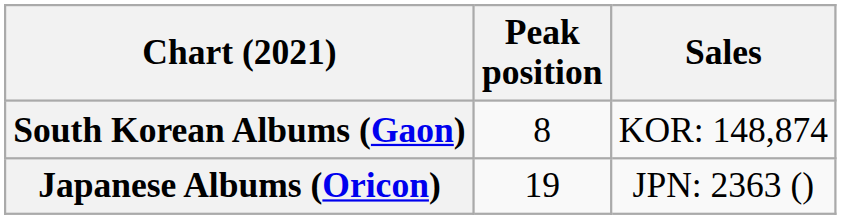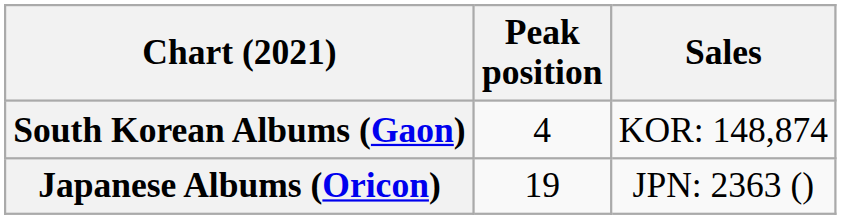(542, 128) 8 -> (542, 128) 4
